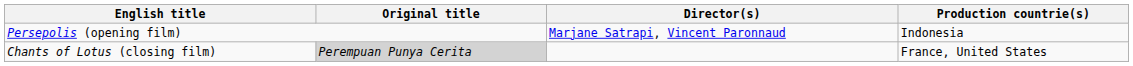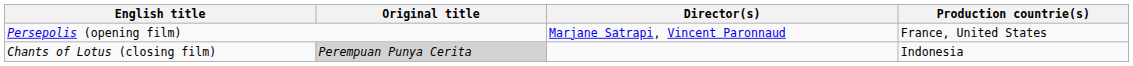(932, 33) Indonesia -> (974, 33) France, United States
(974, 52) France, United States -> (932, 52) Indonesia
